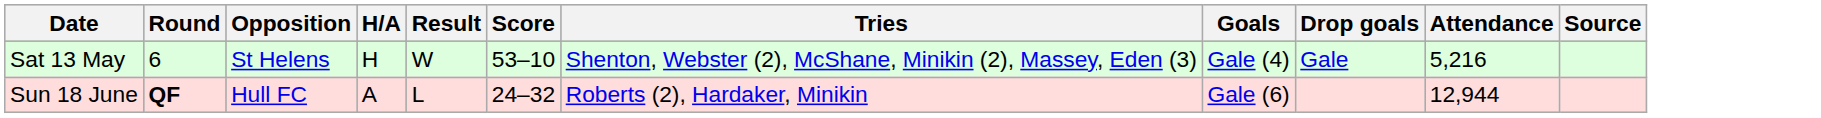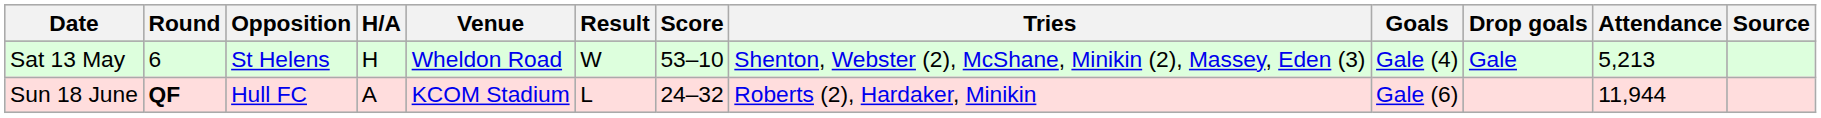+ column: (491, 23)
(1458, 59) 5,216 -> (1627, 59) 5,213
(1465, 95) 12,944 -> (1632, 95) 11,944
